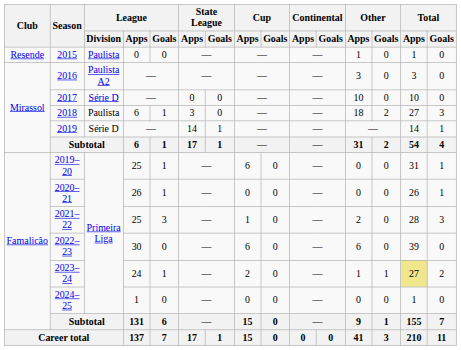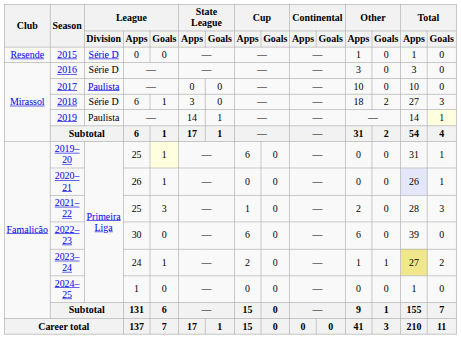(104, 54) Paulista -> (104, 54) Série D
(104, 76) Paulista A2 -> (104, 70) Série D
(104, 97) Série D -> (104, 86) Paulista
(104, 113) Paulista -> (104, 102) Série D
(104, 129) Série D -> (104, 117) Paulista
(442, 129) no background -> (442, 117) lightyellow background
(164, 166) no background -> (164, 154) lightyellow background
(414, 193) no background -> (414, 181) lavender background
